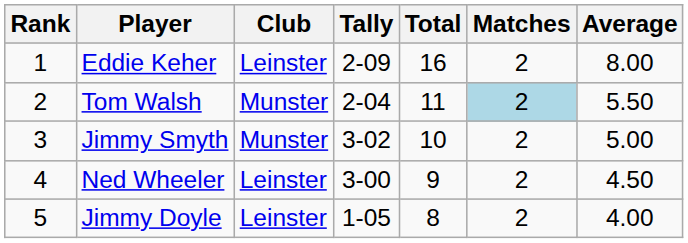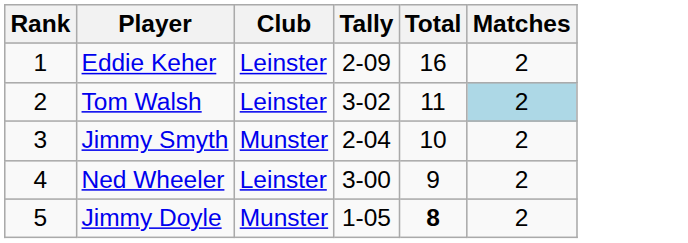- column: (630, 23)
(284, 101) Munster -> (283, 101) Leinster
(366, 101) 2-04 -> (366, 101) 3-02
(366, 140) 3-02 -> (366, 140) 2-04
(283, 218) Leinster -> (284, 218) Munster
(433, 218) normal -> (433, 218) bold
